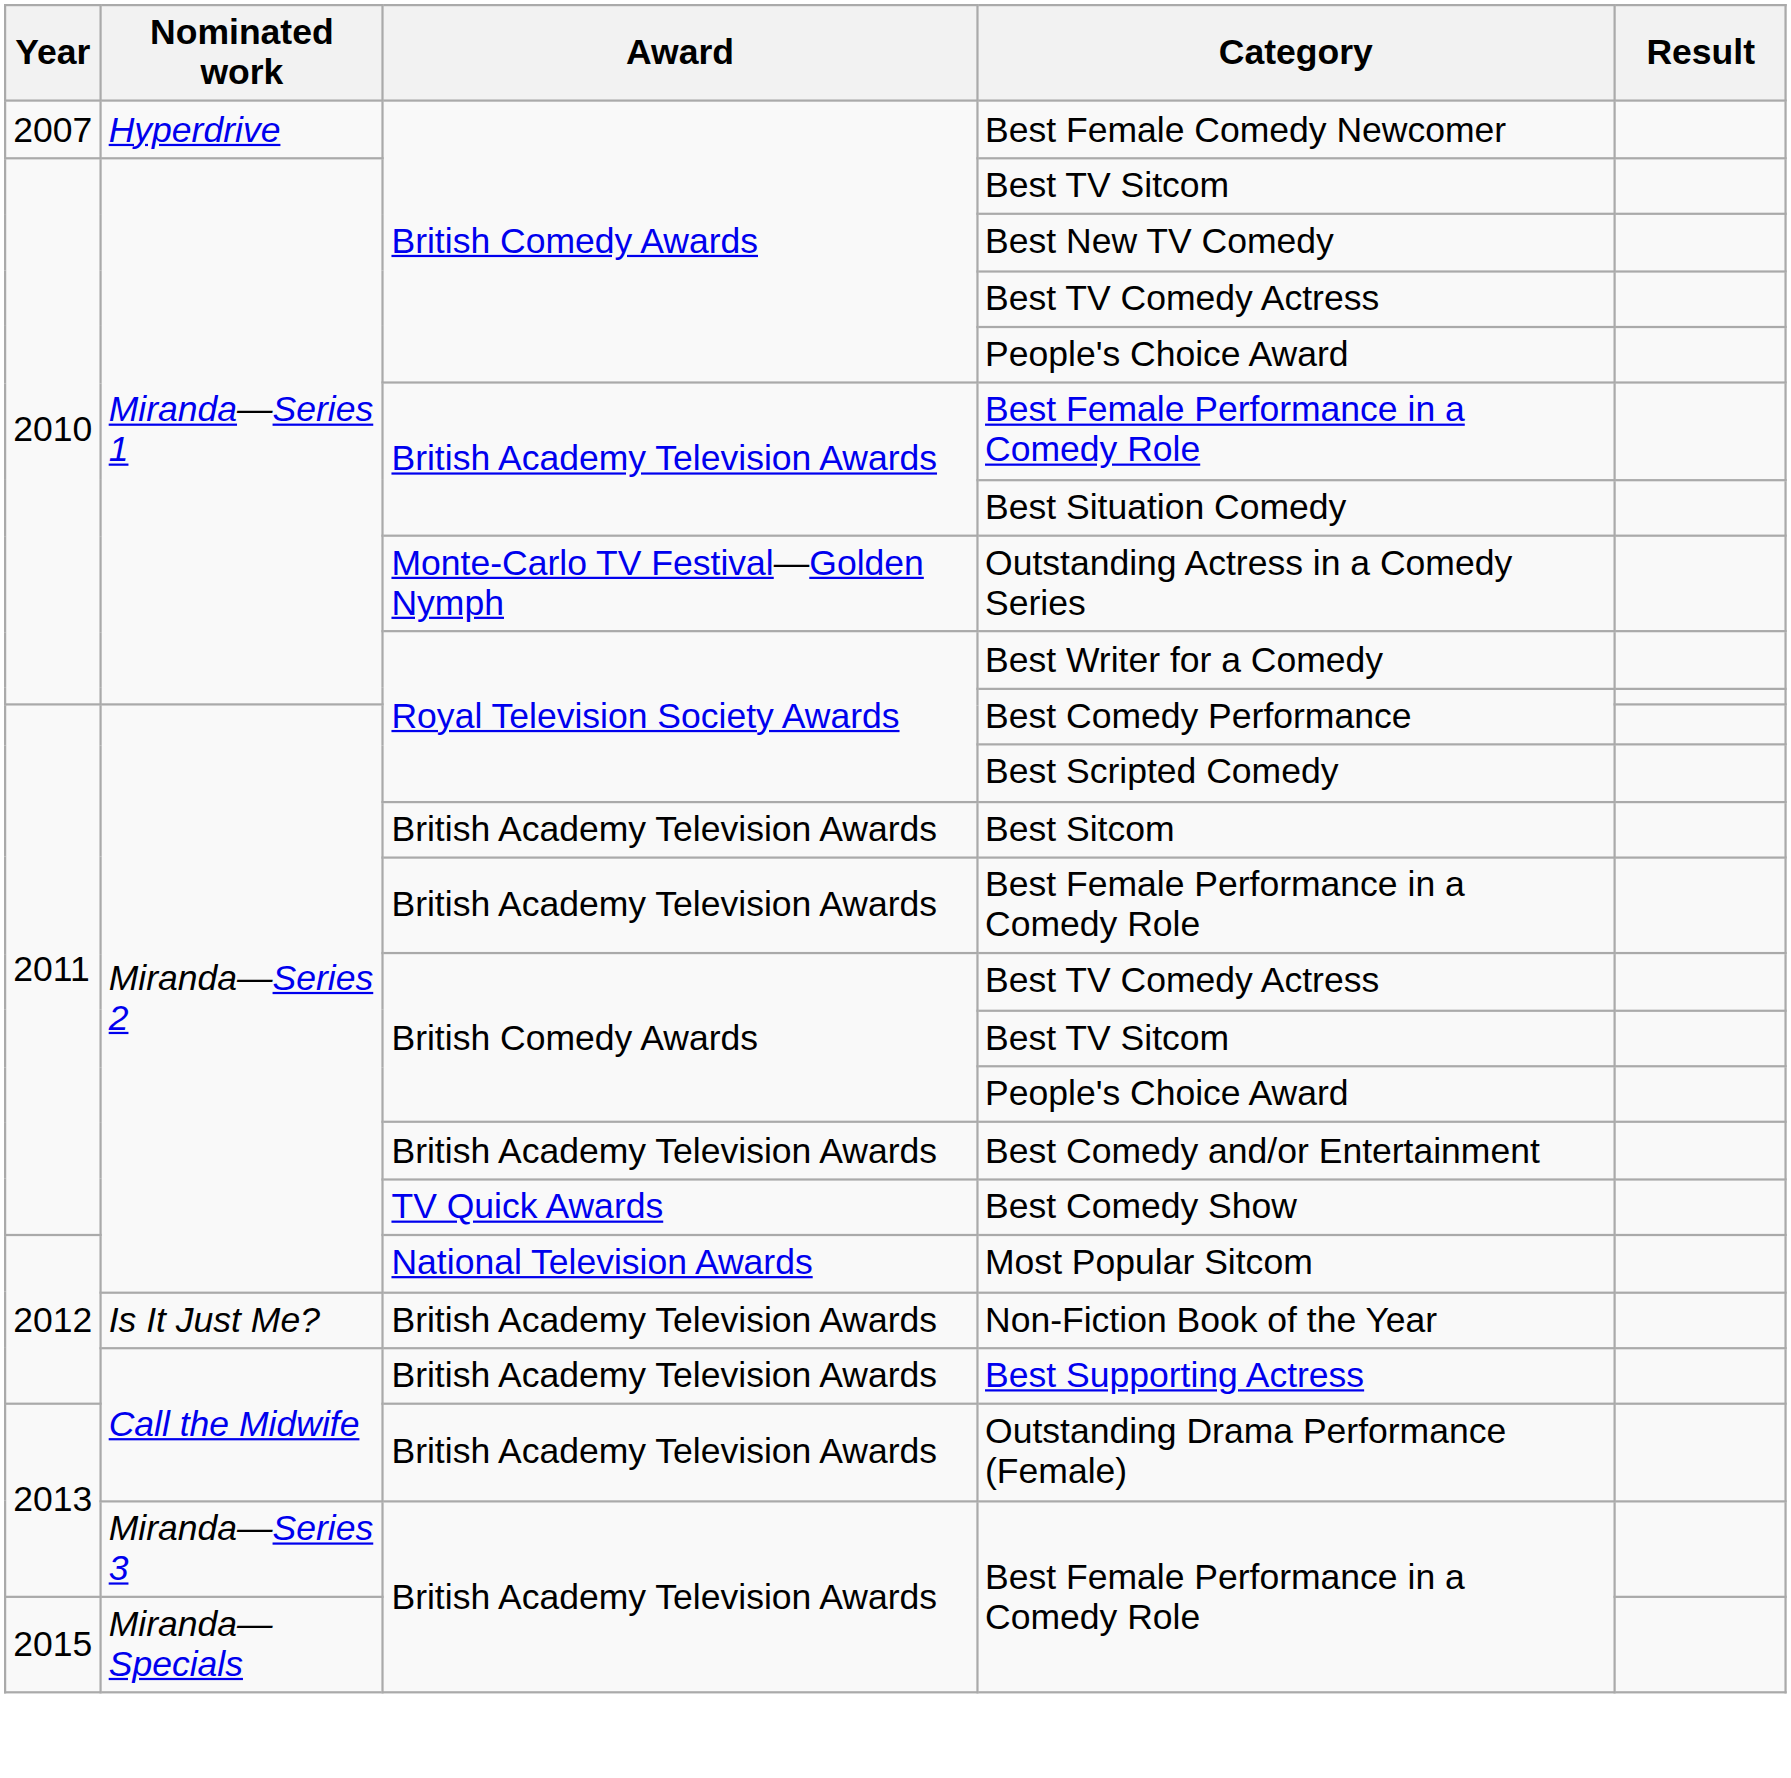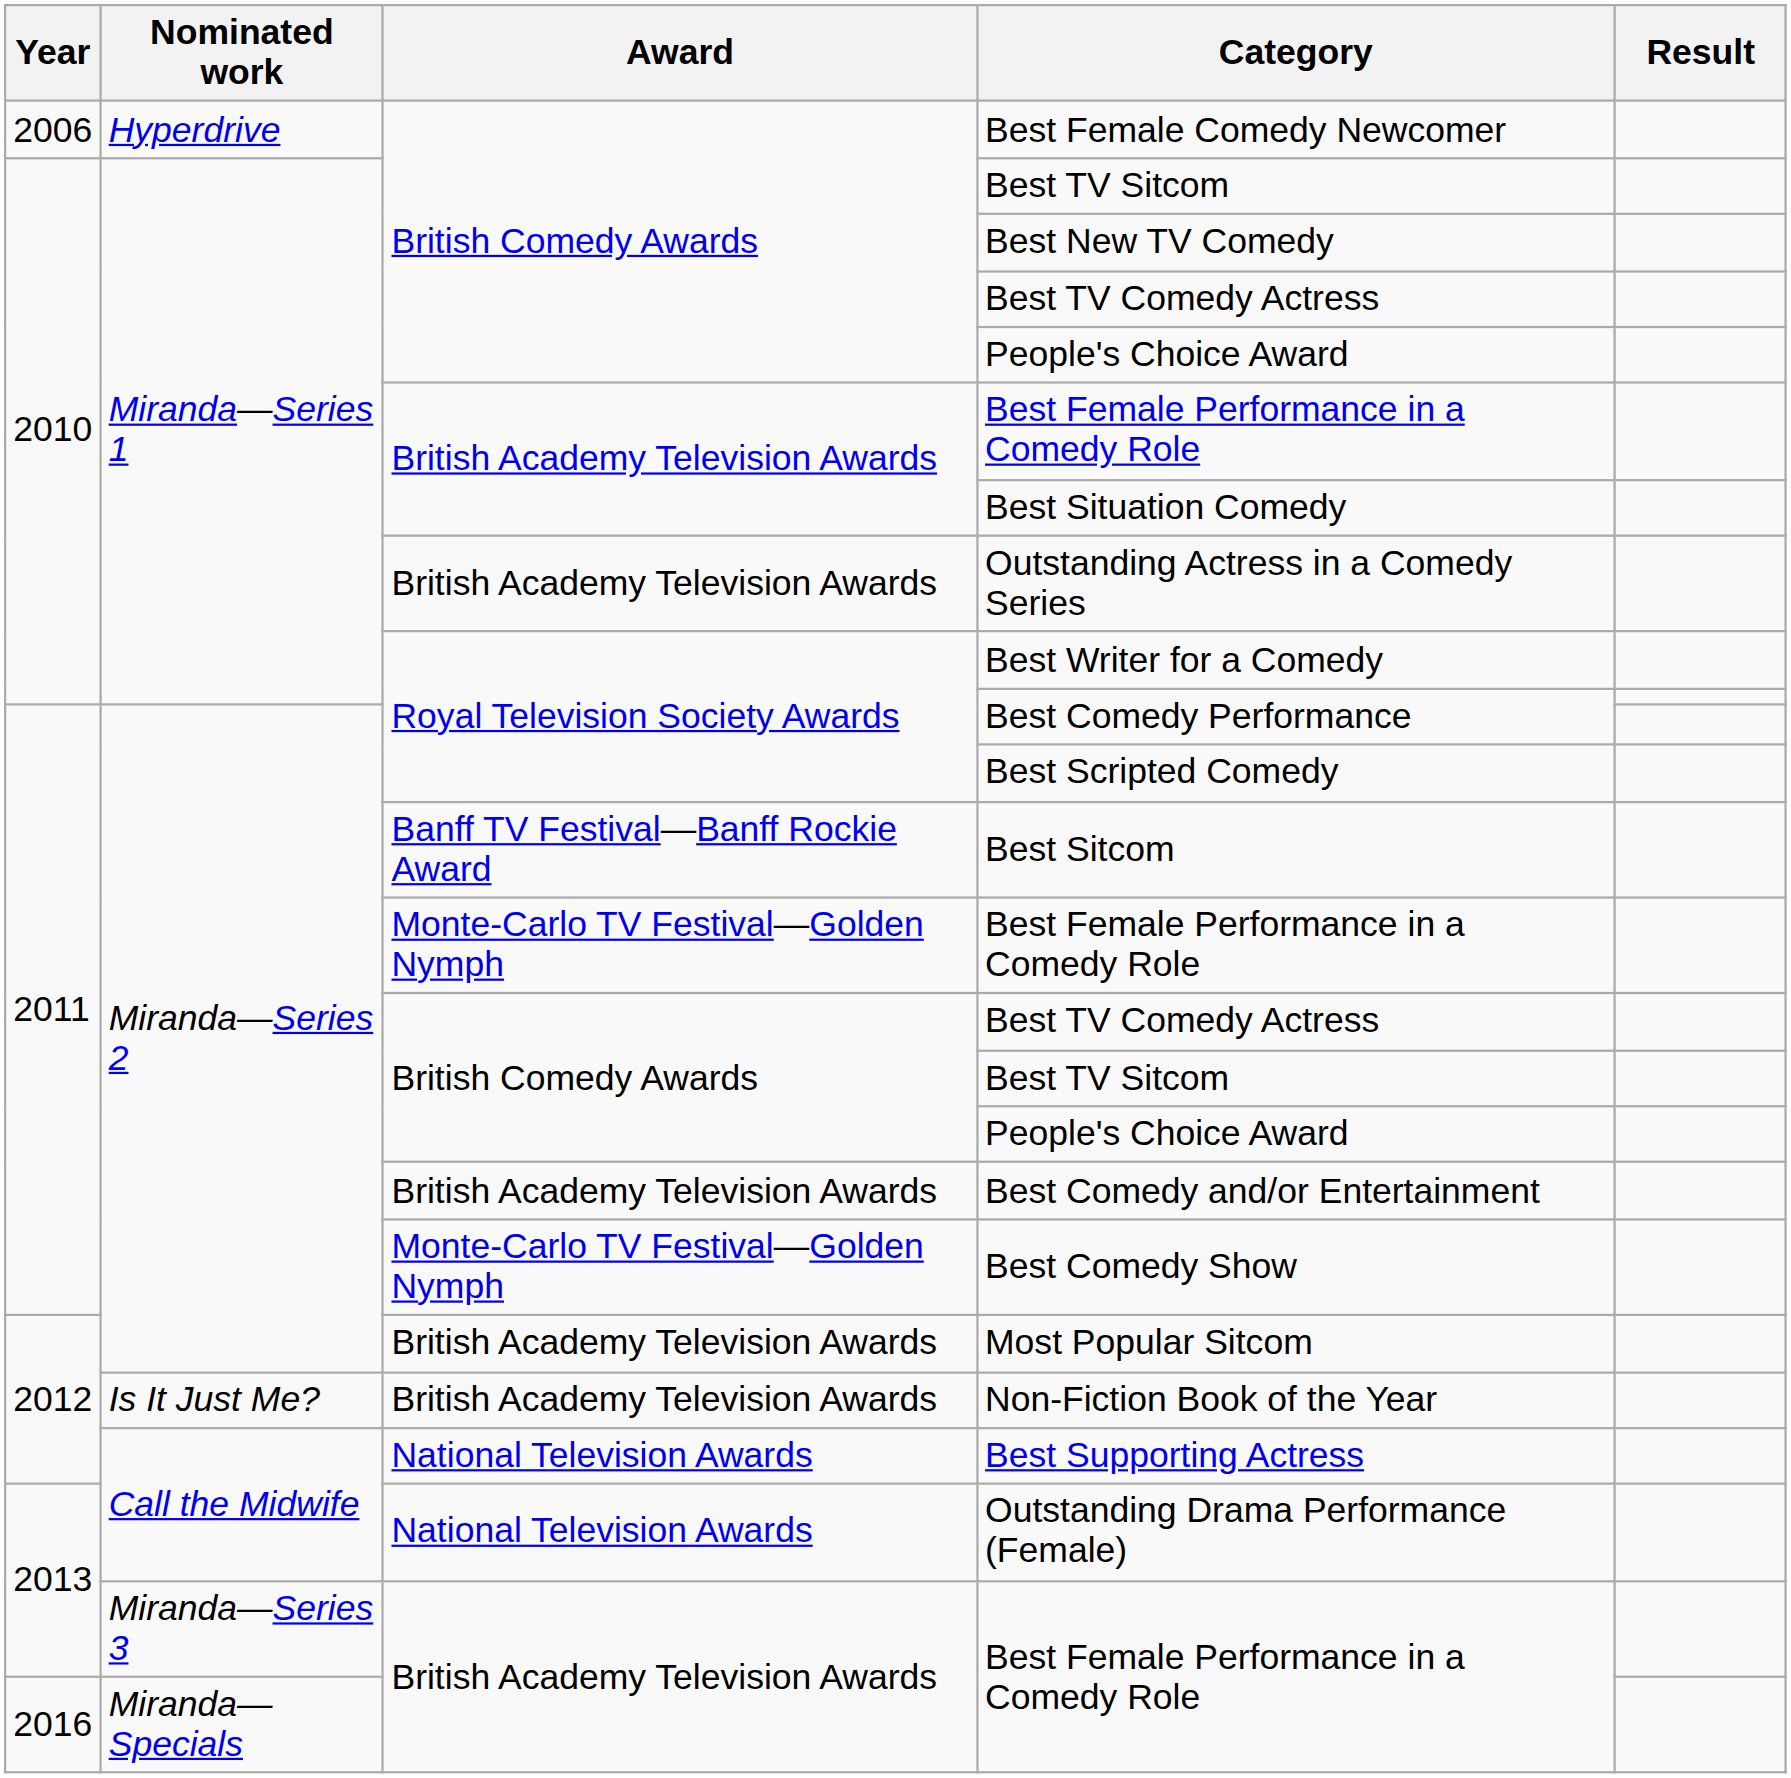(53, 128) 2007 -> (53, 128) 2006
(658, 583) Monte-Carlo TV Festival—Golden Nymph -> (664, 583) British Academy Television Awards
(664, 828) British Academy Television Awards -> (644, 848) Banff TV Festival—Banff Rockie Award
(664, 904) British Academy Television Awards -> (658, 944) Monte-Carlo TV Festival—Golden Nymph
(527, 1206) TV Quick Awards -> (658, 1266) Monte-Carlo TV Festival—Golden Nymph
(602, 1262) National Television Awards -> (664, 1342) British Academy Television Awards
(664, 1375) British Academy Television Awards -> (602, 1455) National Television Awards
(664, 1451) British Academy Television Awards -> (602, 1531) National Television Awards
(53, 1644) 2015 -> (53, 1724) 2016
